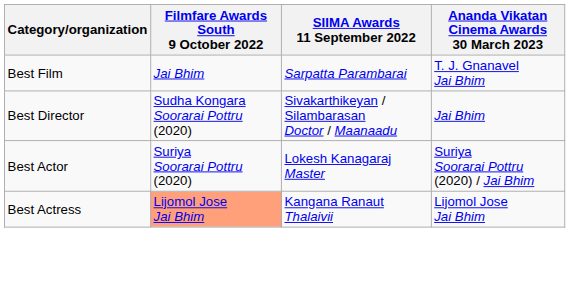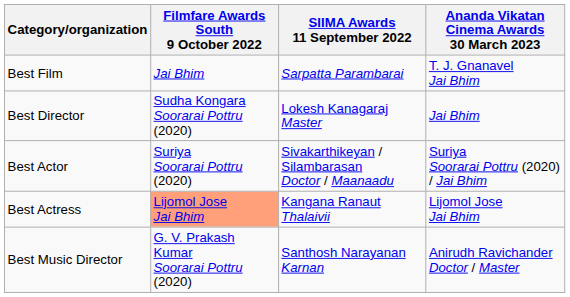(341, 116) Sivakarthikeyan / Silambarasan Doctor / Maanaadu -> (335, 116) Lokesh Kanagaraj Master
(338, 166) Lokesh Kanagaraj Master -> (338, 166) Sivakarthikeyan / Silambarasan Doctor / Maanaadu
+ row: (65, 260)
